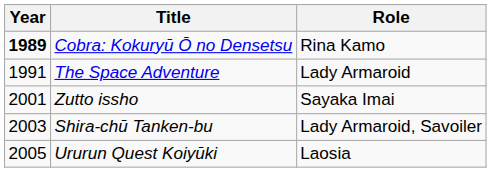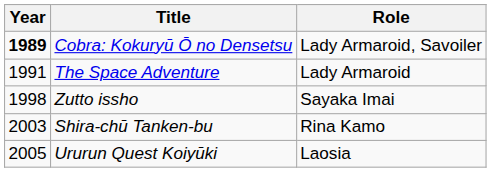(343, 45) Rina Kamo -> (391, 45) Lady Armaroid, Savoiler
(28, 99) 2001 -> (28, 99) 1998
(391, 126) Lady Armaroid, Savoiler -> (343, 126) Rina Kamo
